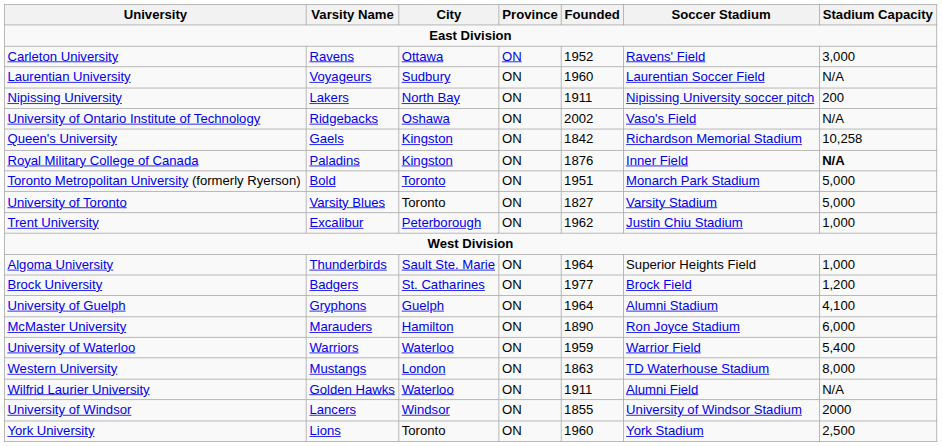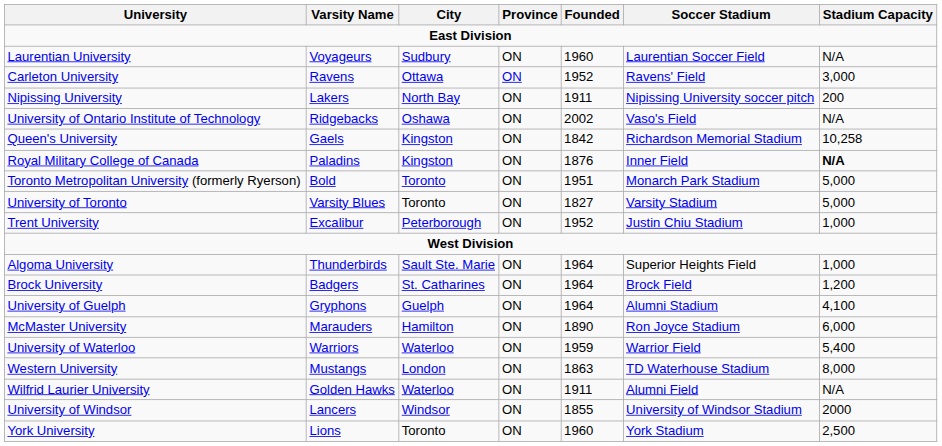rows swapped: (63, 56) <-> (69, 77)
(579, 222) 1962 -> (579, 222) 1952
(579, 285) 1977 -> (579, 285) 1964
